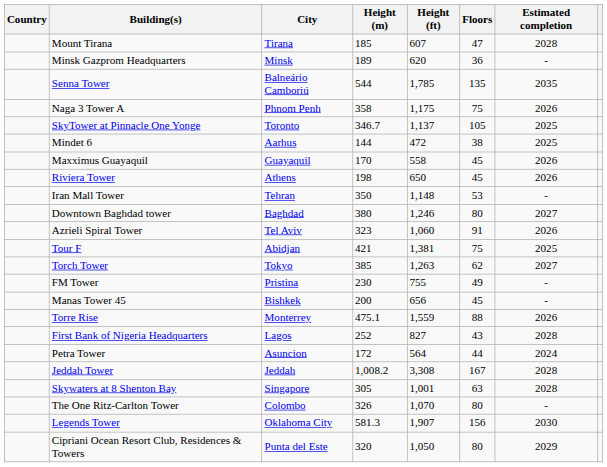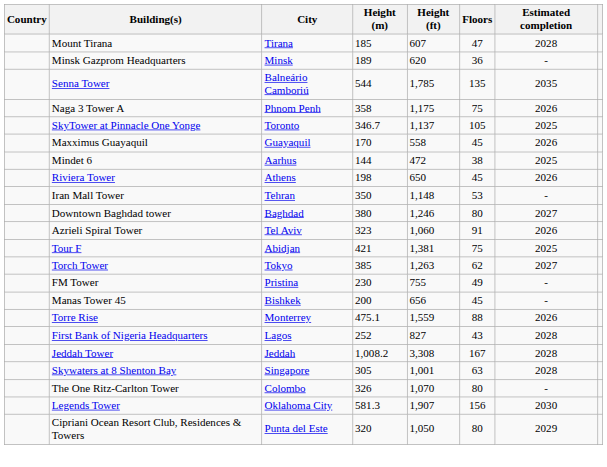rows swapped: (72, 143) <-> (100, 160)
- row: (78, 353)
